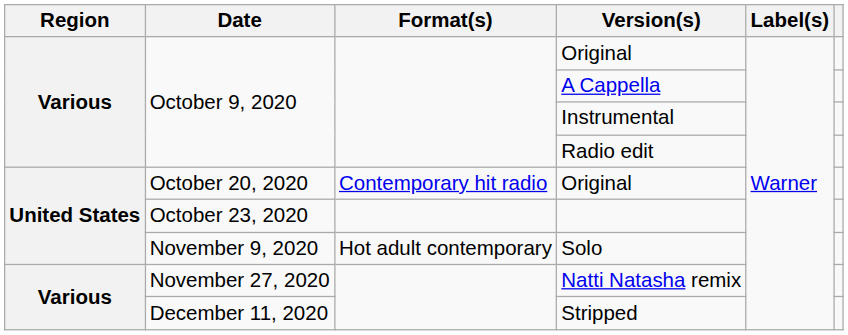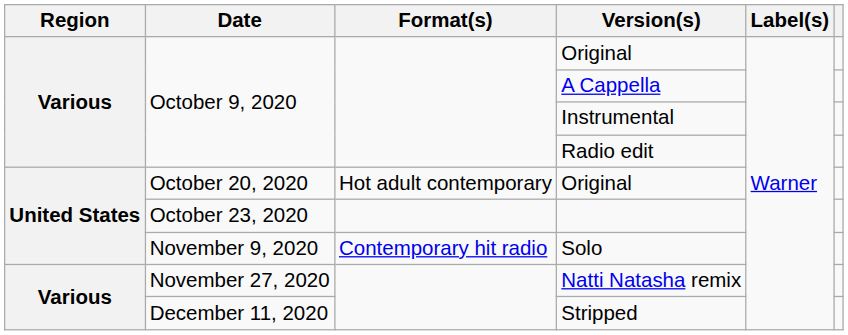(443, 183) Contemporary hit radio -> (445, 183) Hot adult contemporary
(445, 248) Hot adult contemporary -> (443, 248) Contemporary hit radio
